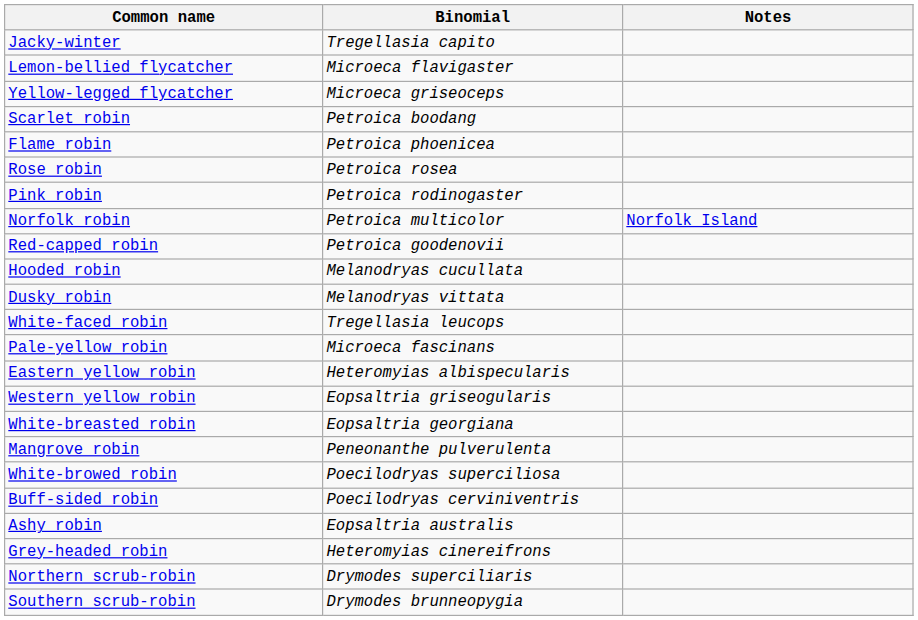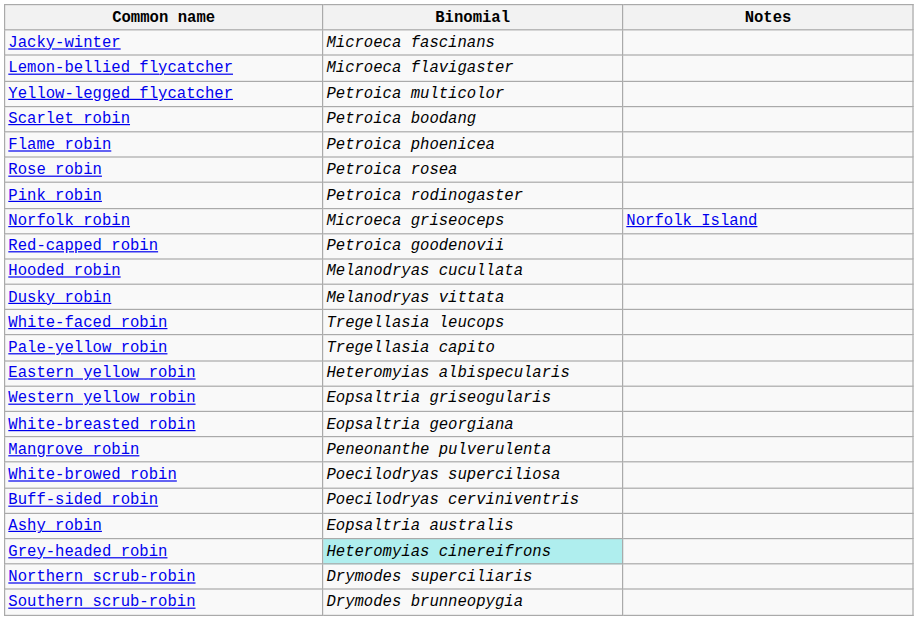(411, 43) Tregellasia capito -> (411, 43) Microeca fascinans
(415, 94) Microeca griseoceps -> (415, 94) Petroica multicolor
(415, 221) Petroica multicolor -> (415, 221) Microeca griseoceps
(411, 348) Microeca fascinans -> (411, 348) Tregellasia capito
(439, 551) no background -> (439, 551) paleturquoise background
